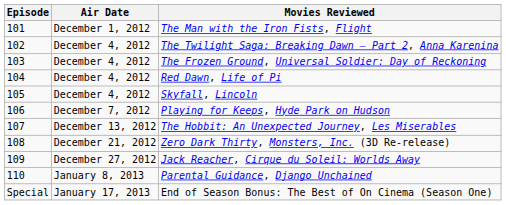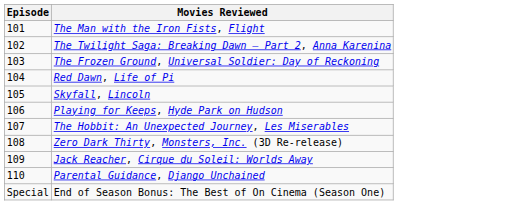- column: (105, 13)
